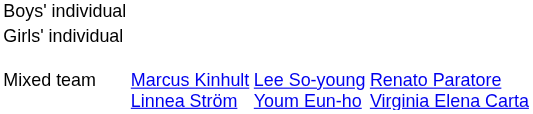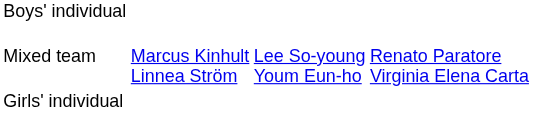rows swapped: (63, 36) <-> (50, 80)
